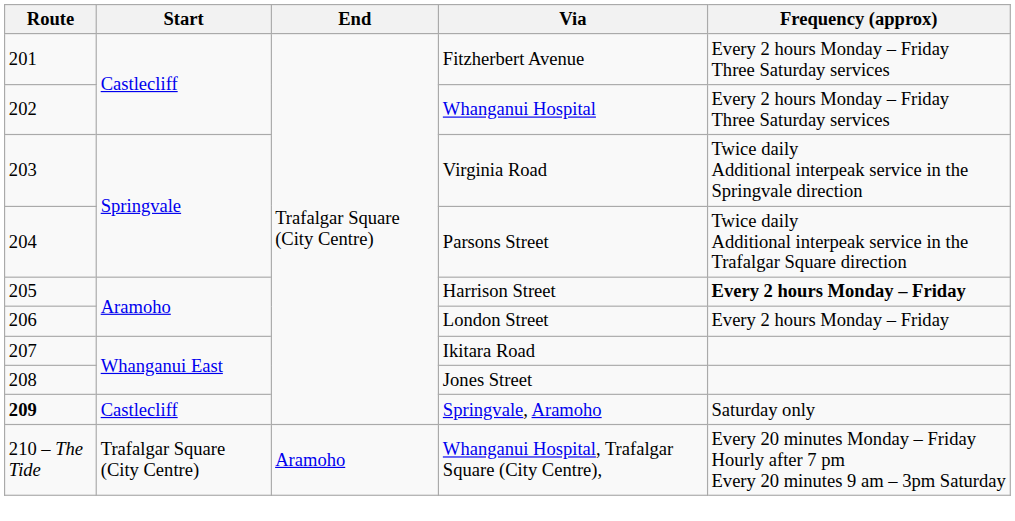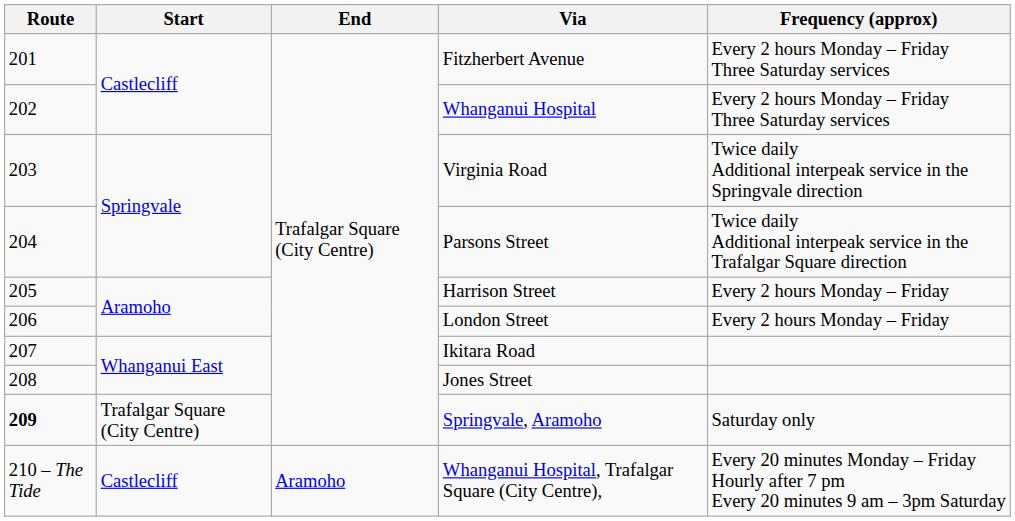(839, 291) bold -> (830, 291) normal
(139, 409) Castlecliff -> (163, 419) Trafalgar Square (City Centre)
(163, 459) Trafalgar Square (City Centre) -> (139, 480) Castlecliff
